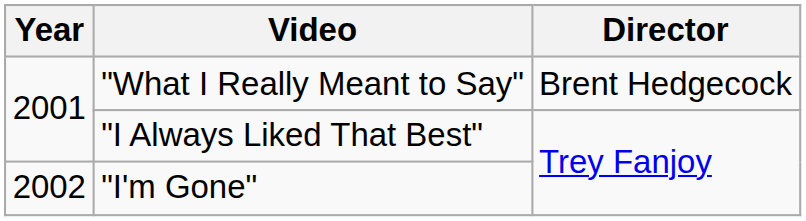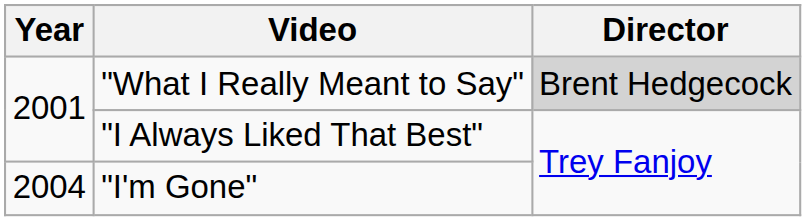(666, 82) no background -> (666, 82) lightgrey background
(49, 187) 2002 -> (49, 187) 2004
